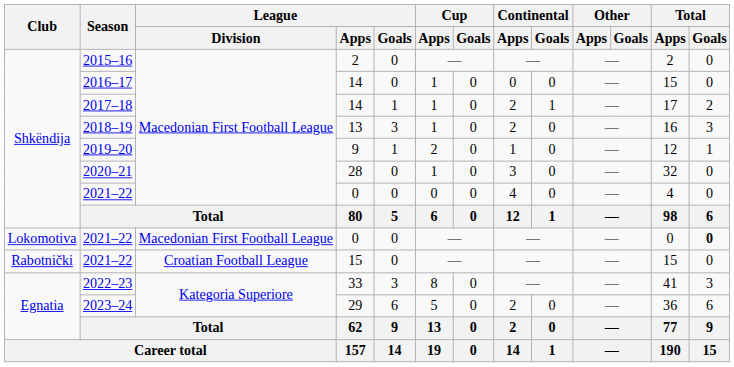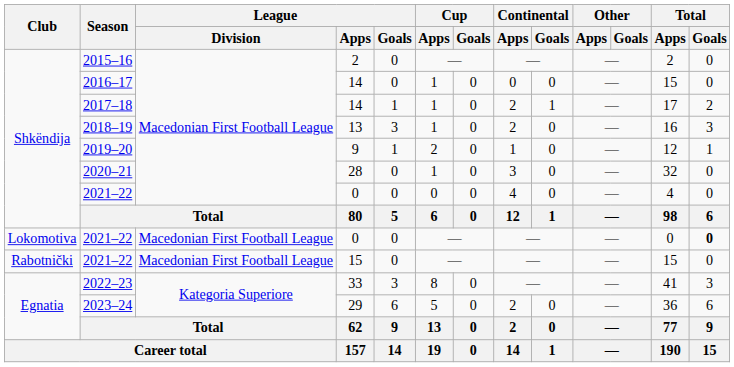(236, 261) Croatian Football League -> (236, 261) Macedonian First Football League
